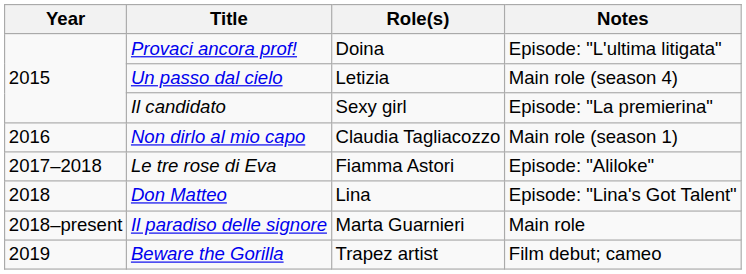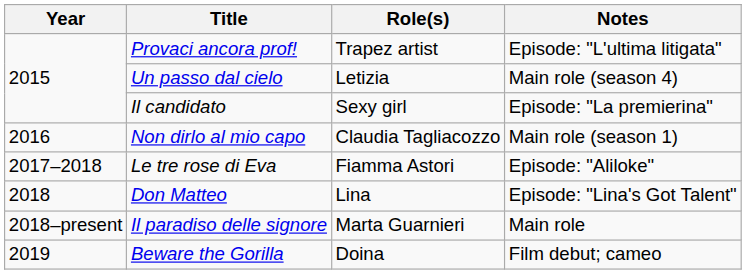(360, 48) Doina -> (387, 48) Trapez artist
(387, 254) Trapez artist -> (360, 254) Doina
